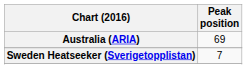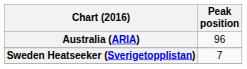(220, 39) 69 -> (220, 39) 96
